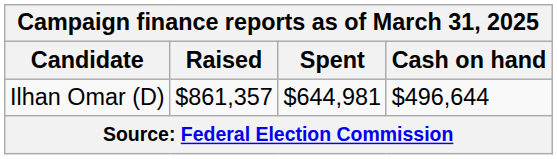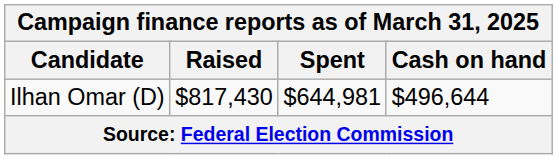(224, 97) $861,357 -> (224, 97) $817,430
